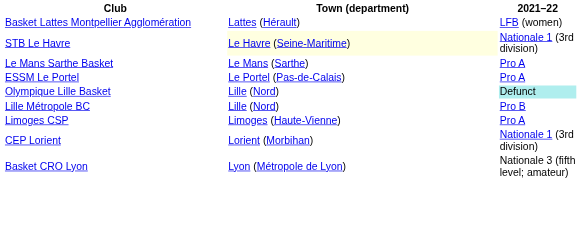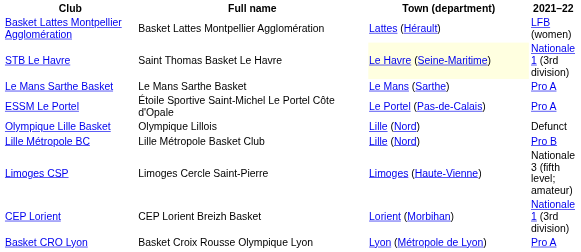+ column: (252, 8)
(518, 92) paleturquoise background -> (549, 127) no background
(512, 120) Pro A -> (553, 173) Nationale 3 (fifth level; amateur)
(538, 166) Nationale 3 (fifth level; amateur) -> (544, 242) Pro A
